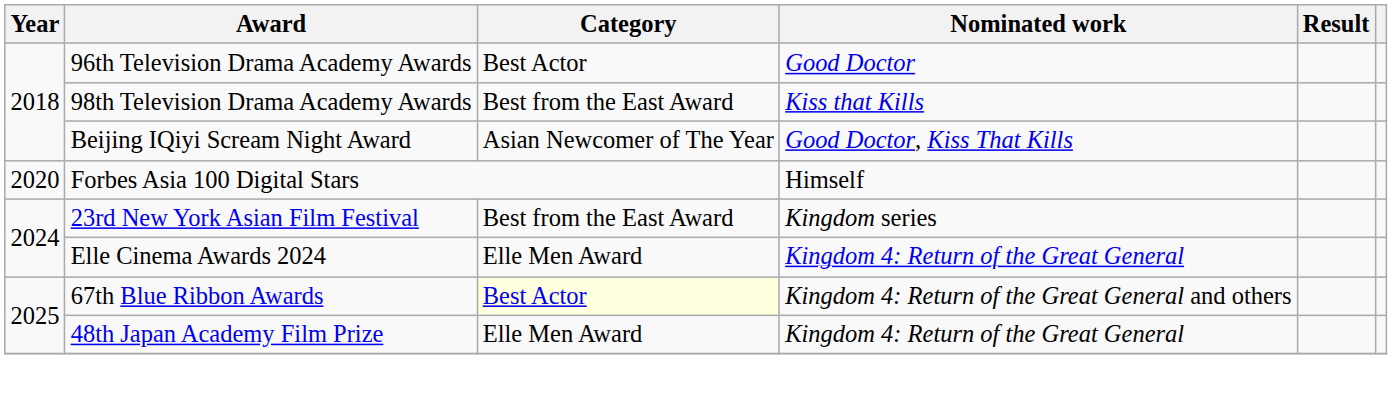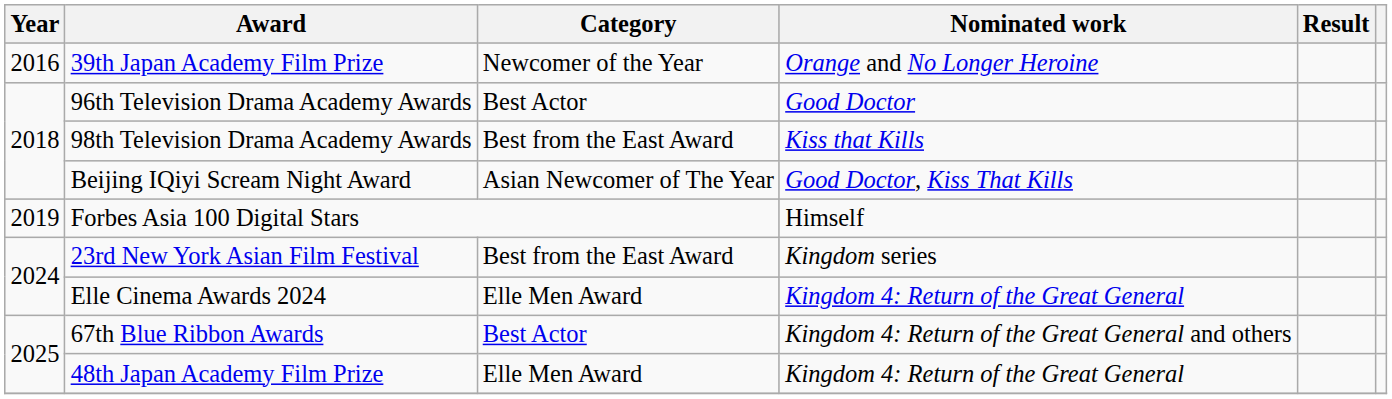+ row: (227, 62)
(35, 179) 2020 -> (35, 218) 2019
(535, 295) lightyellow background -> (535, 334) no background
